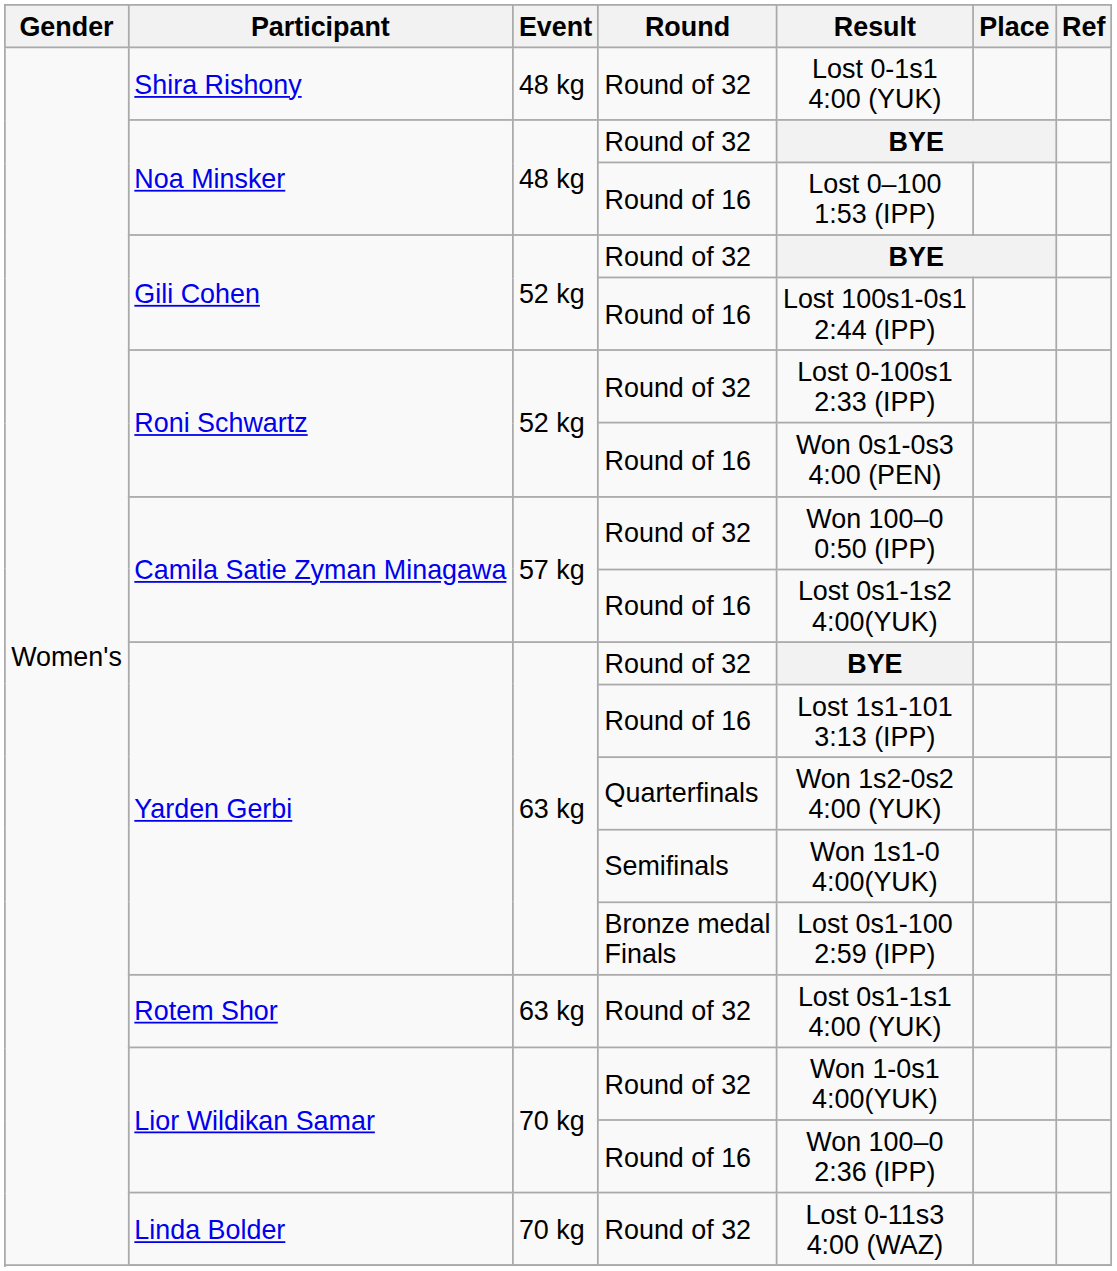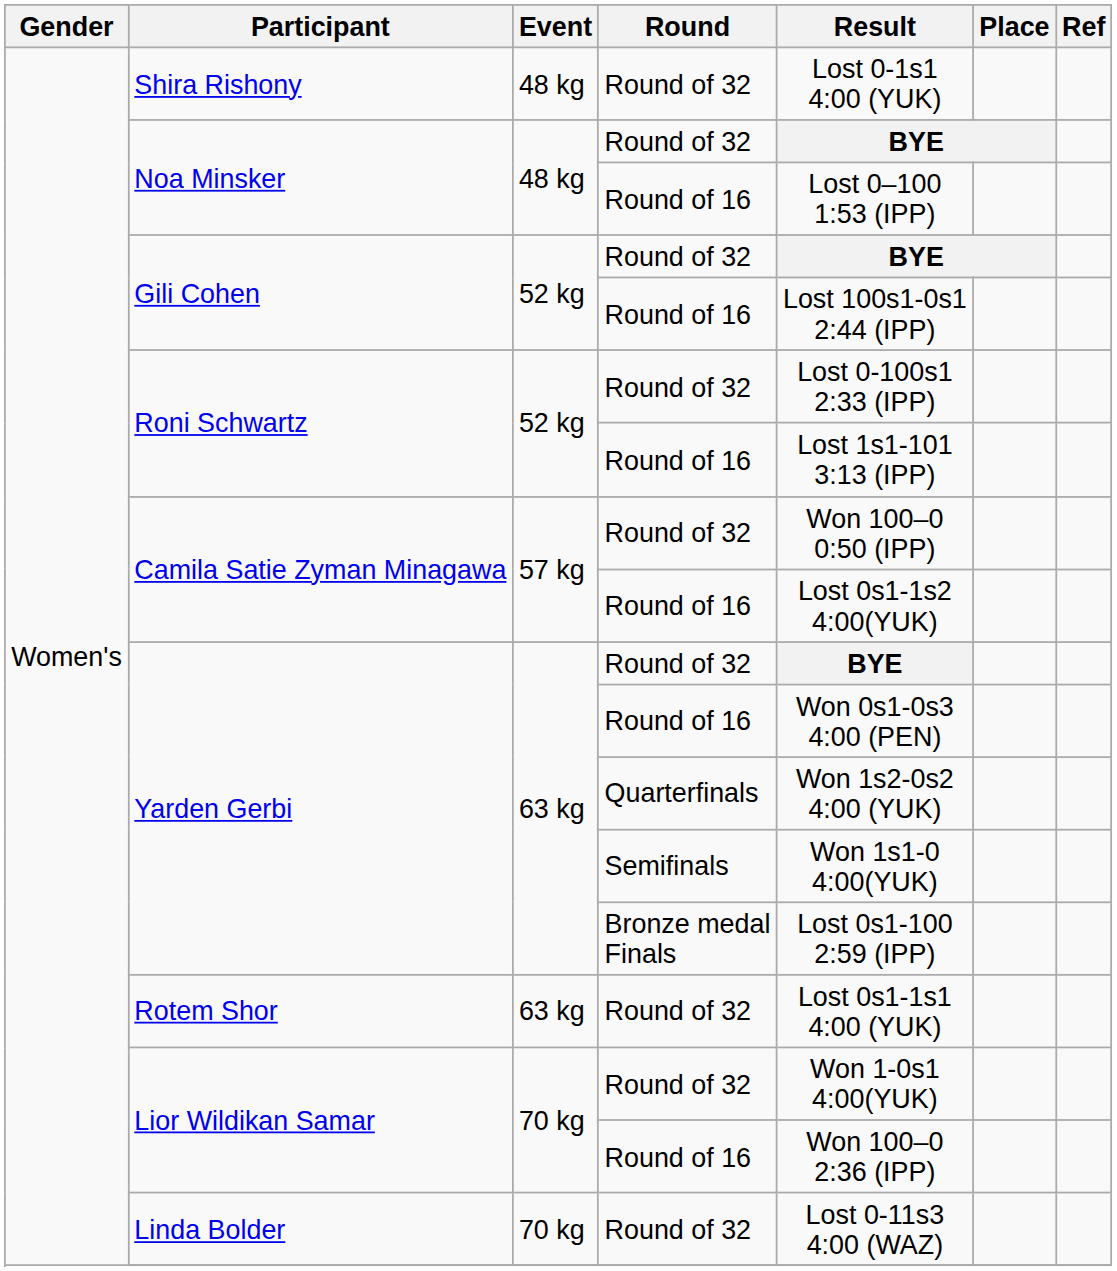(875, 460) Won 0s1-0s3 4:00 (PEN) -> (875, 460) Lost 1s1-101 3:13 (IPP)
(875, 721) Lost 1s1-101 3:13 (IPP) -> (875, 721) Won 0s1-0s3 4:00 (PEN)
